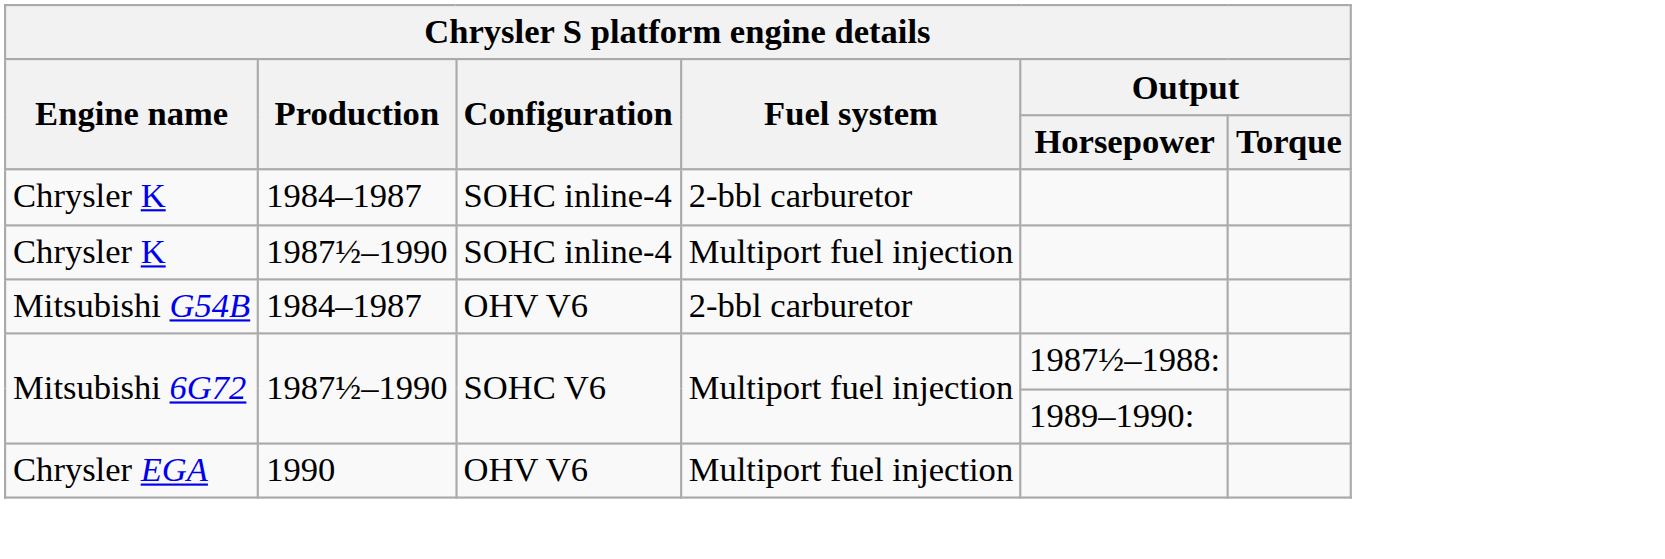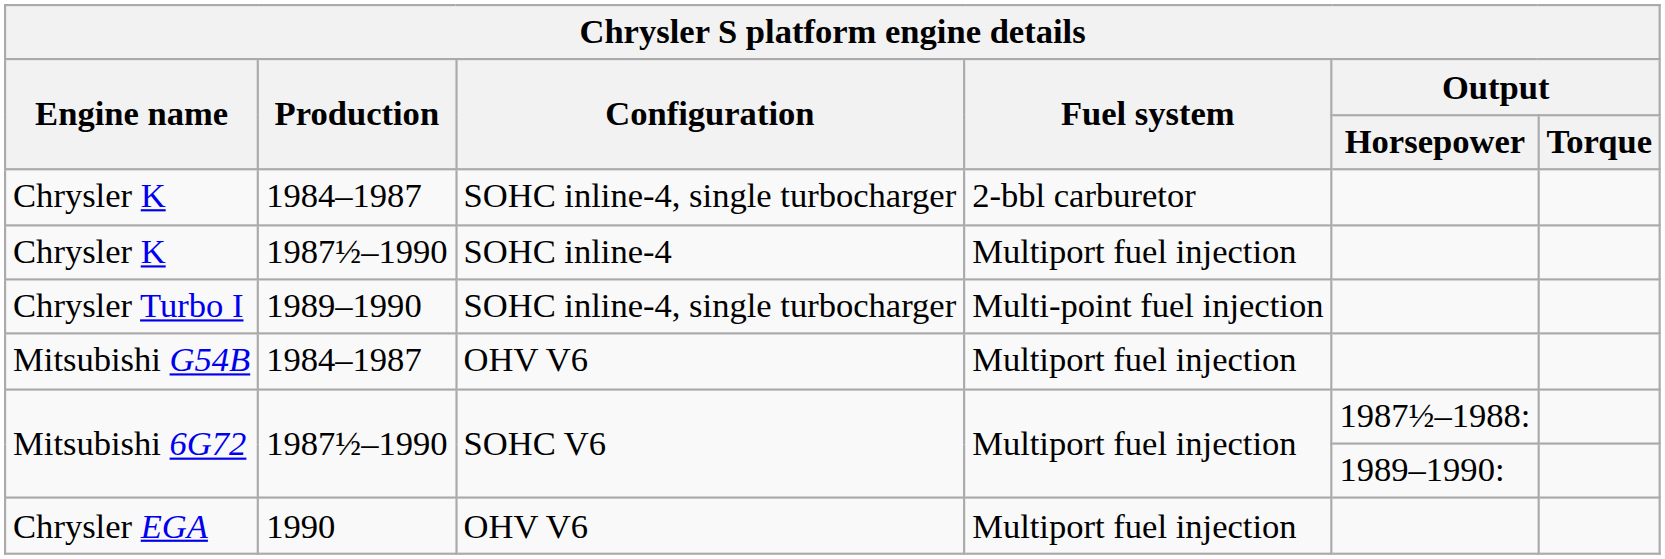(568, 196) SOHC inline-4 -> (710, 196) SOHC inline-4, single turbocharger
+ row: (128, 305)
(801, 305) 2-bbl carburetor -> (1134, 360) Multiport fuel injection
